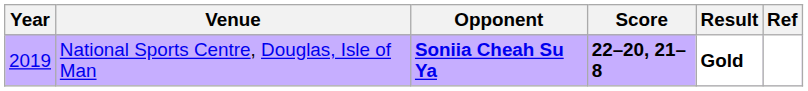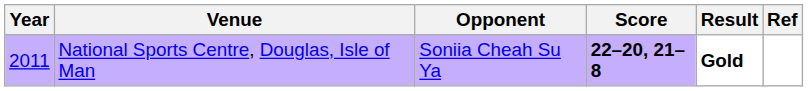(30, 60) 2019 -> (29, 60) 2011
(489, 60) bold -> (490, 60) normal
